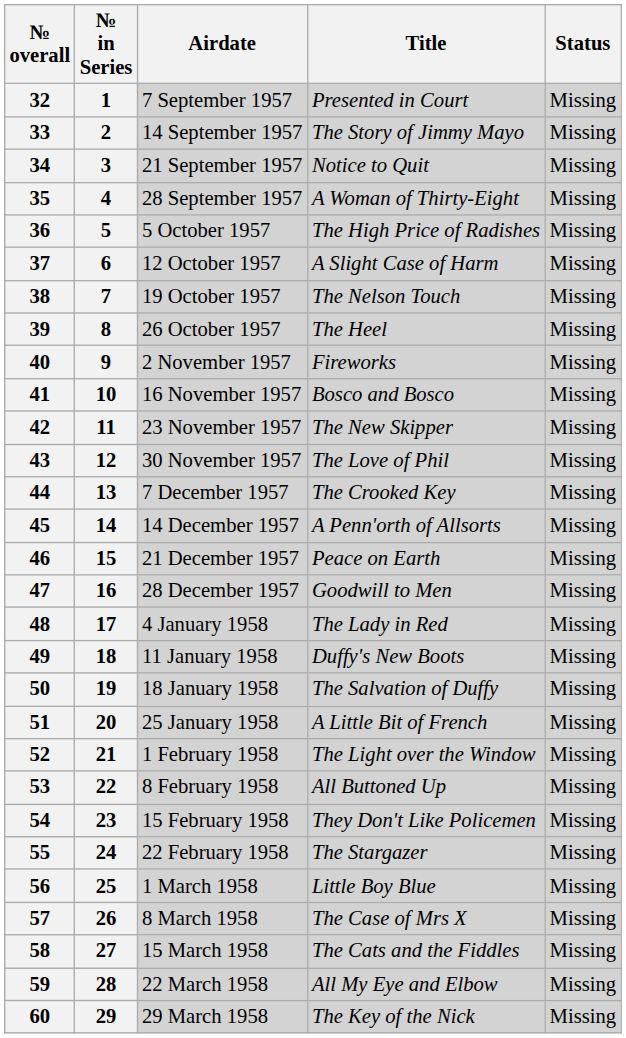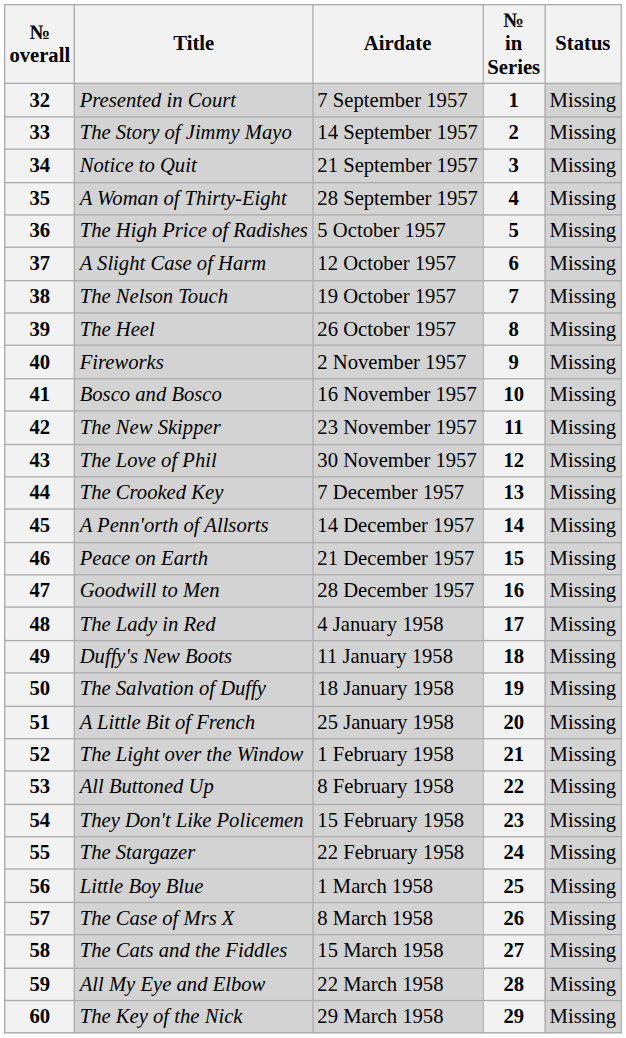columns swapped: (106, 44) <-> (426, 44)
